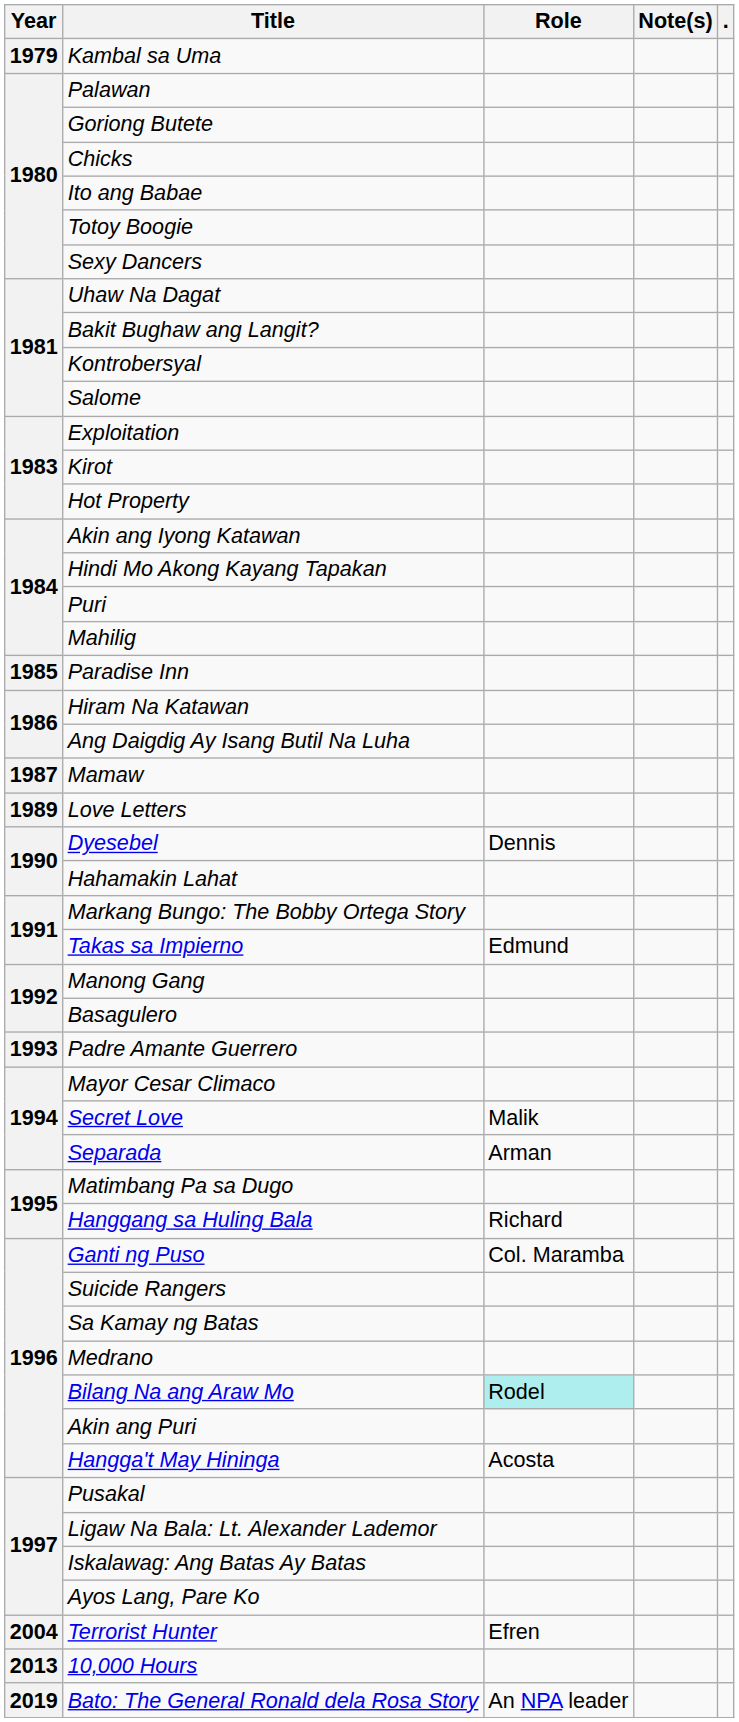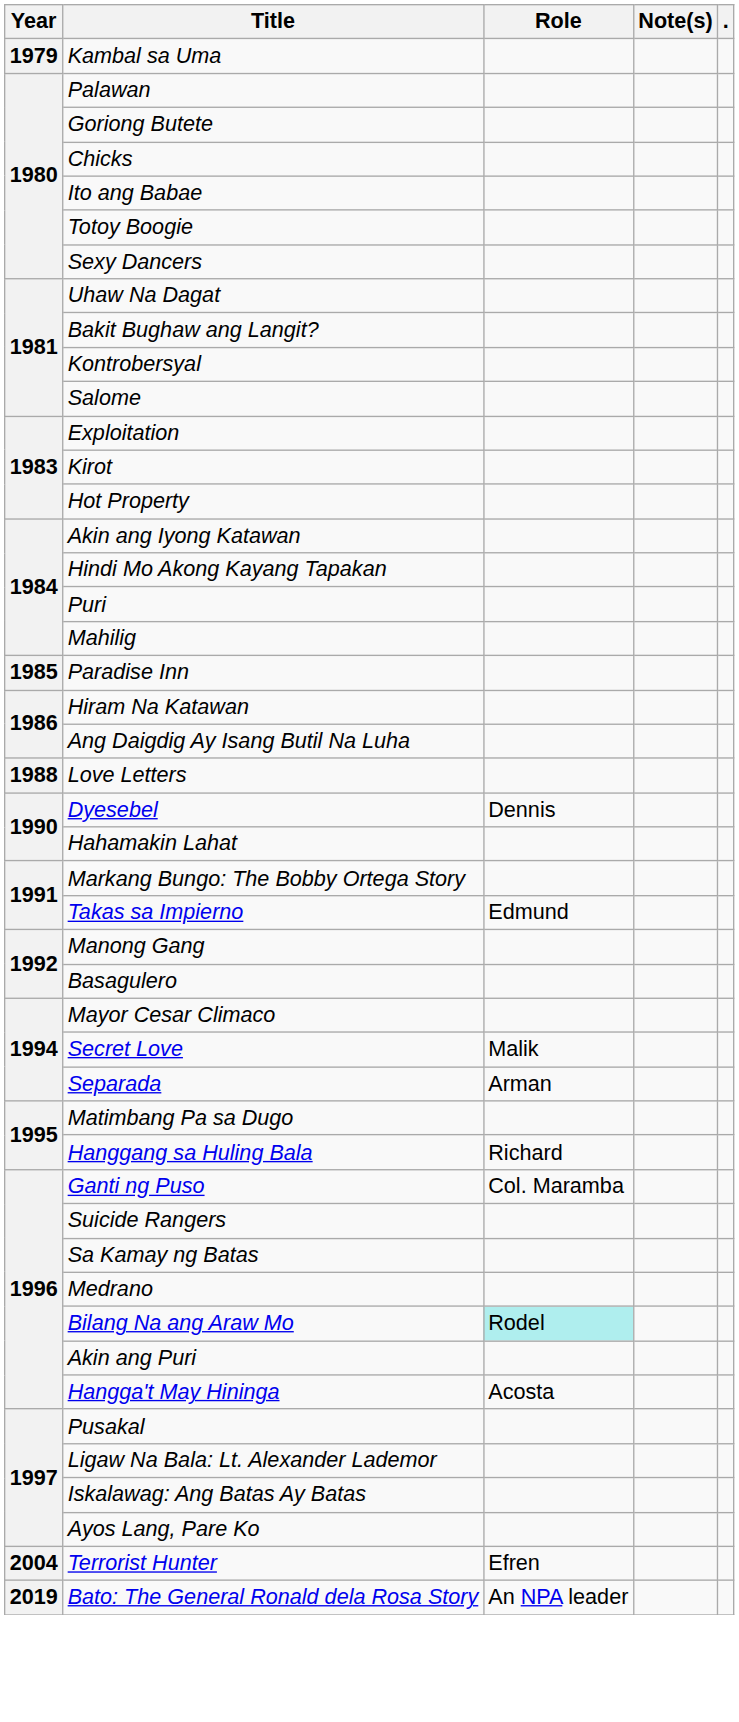- row: (105, 775)
(34, 809) 1989 -> (34, 775) 1988
- row: (183, 1049)
- row: (133, 1665)
